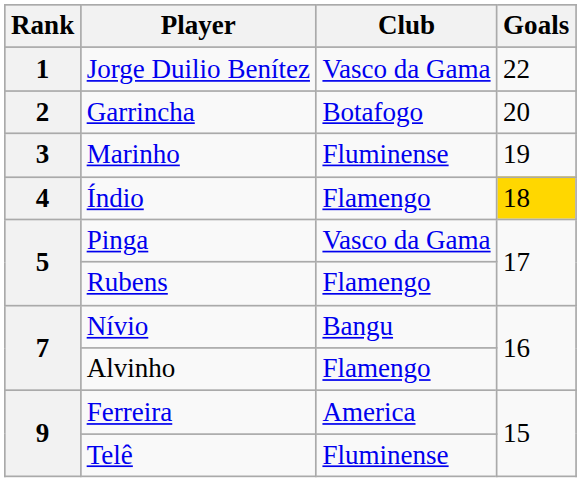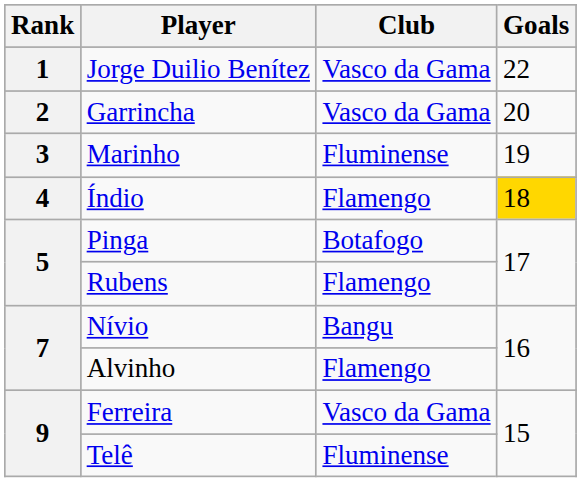(373, 111) Botafogo -> (407, 111) Vasco da Gama
(407, 240) Vasco da Gama -> (373, 240) Botafogo
(369, 411) America -> (407, 411) Vasco da Gama
